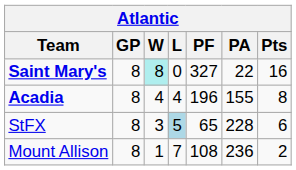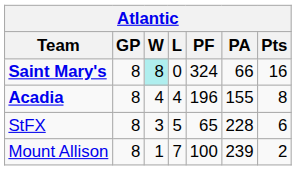(204, 71) 327 -> (204, 71) 324
(244, 71) 22 -> (244, 71) 66
(177, 125) lightblue background -> (177, 125) no background
(204, 151) 108 -> (204, 151) 100
(240, 151) 236 -> (240, 151) 239
